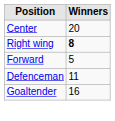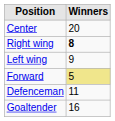+ row: (27, 60)
(71, 60) no background -> (71, 76) khaki background
